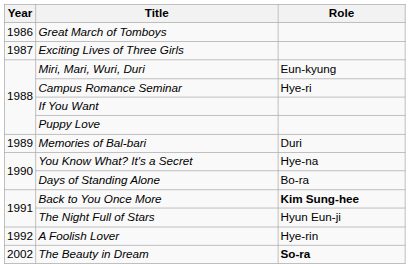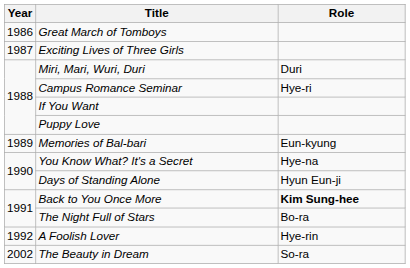(308, 69) Eun-kyung -> (291, 69) Duri
(291, 143) Duri -> (308, 143) Eun-kyung
(295, 180) Bo-ra -> (311, 180) Hyun Eun-ji
(311, 217) Hyun Eun-ji -> (295, 217) Bo-ra
(295, 254) bold -> (295, 254) normal
